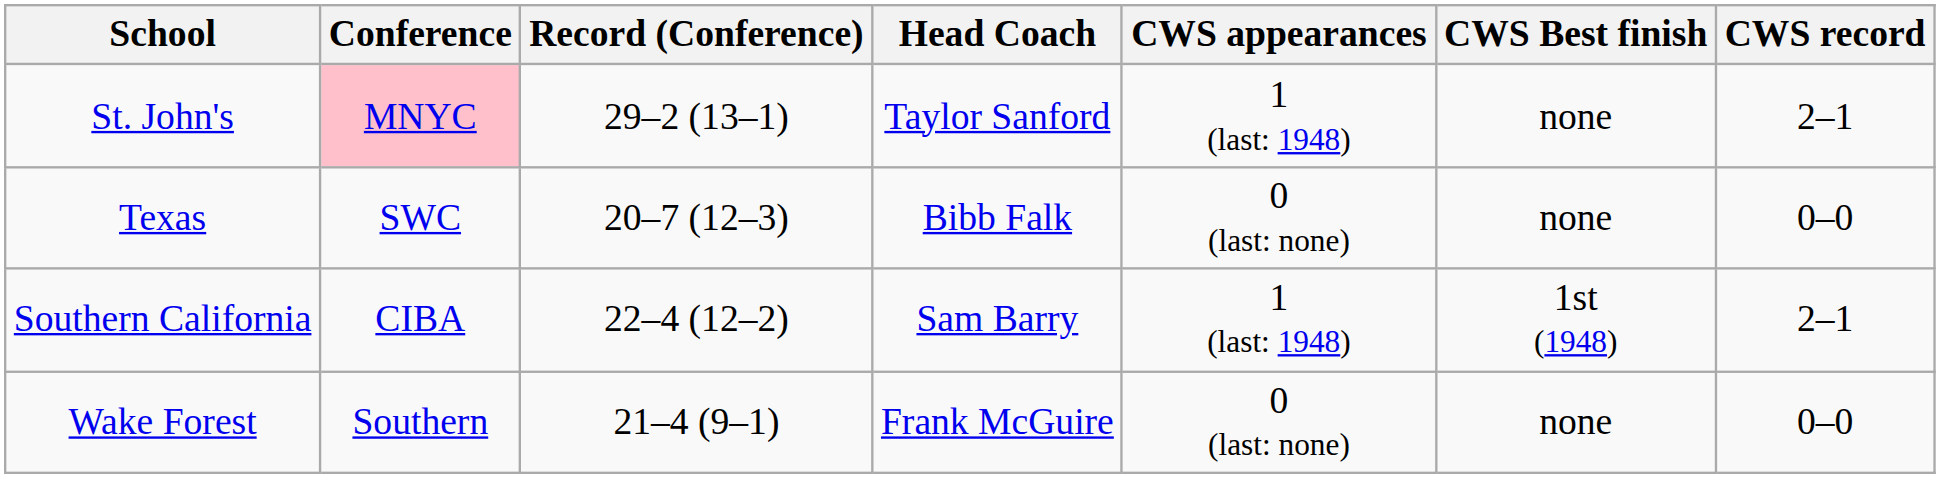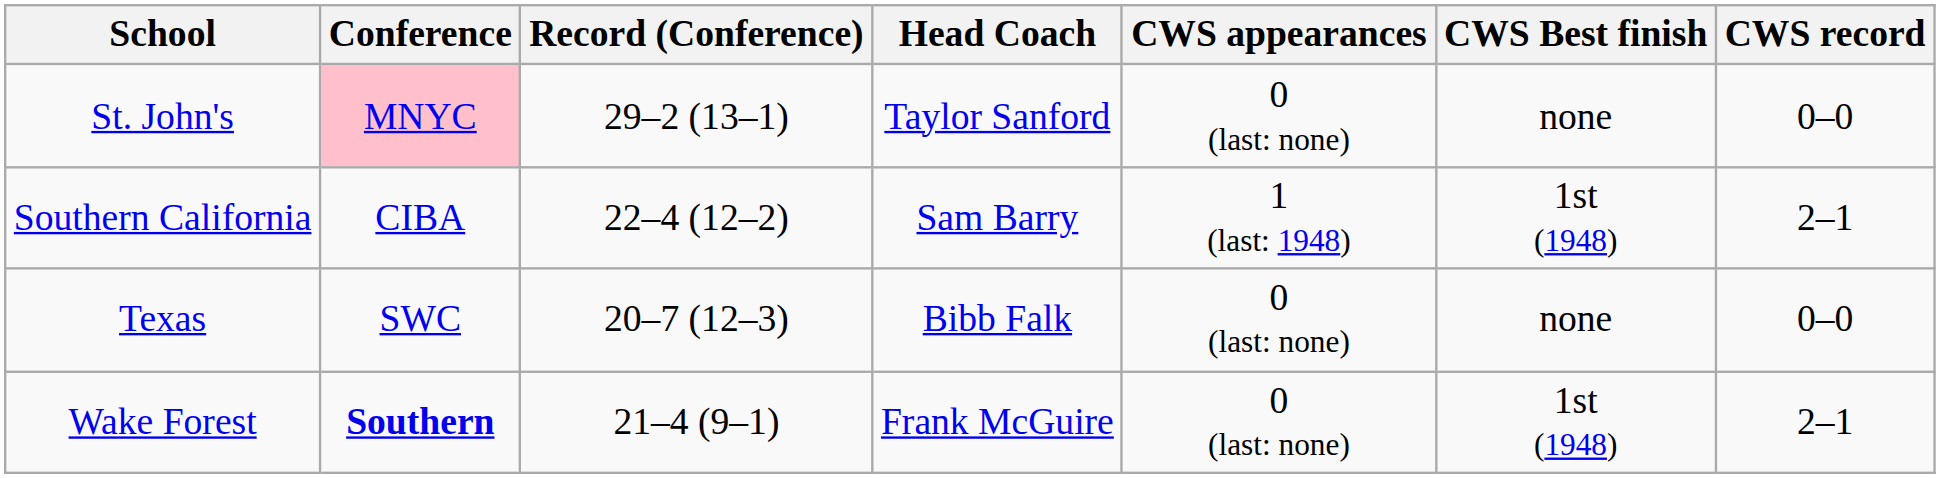(1279, 115) 1 (last: 1948) -> (1279, 115) 0 (last: none)
(1825, 115) 2–1 -> (1825, 115) 0–0
rows swapped: (163, 318) <-> (163, 217)
(420, 420) normal -> (420, 420) bold
(1576, 420) none -> (1576, 420) 1st (1948)
(1825, 420) 0–0 -> (1825, 420) 2–1
